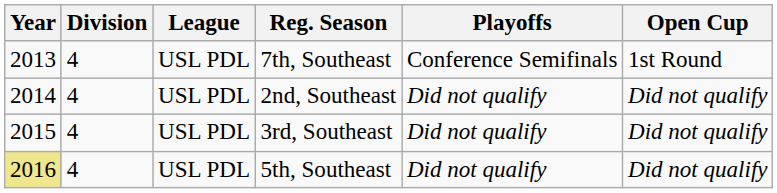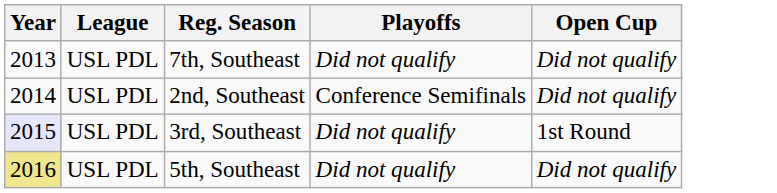- column: (107, 22)
(512, 59) Conference Semifinals -> (385, 59) Did not qualify
(675, 59) 1st Round -> (606, 59) Did not qualify
(477, 95) Did not qualify -> (421, 95) Conference Semifinals
(33, 132) no background -> (33, 132) lavender background
(698, 132) Did not qualify -> (584, 132) 1st Round
